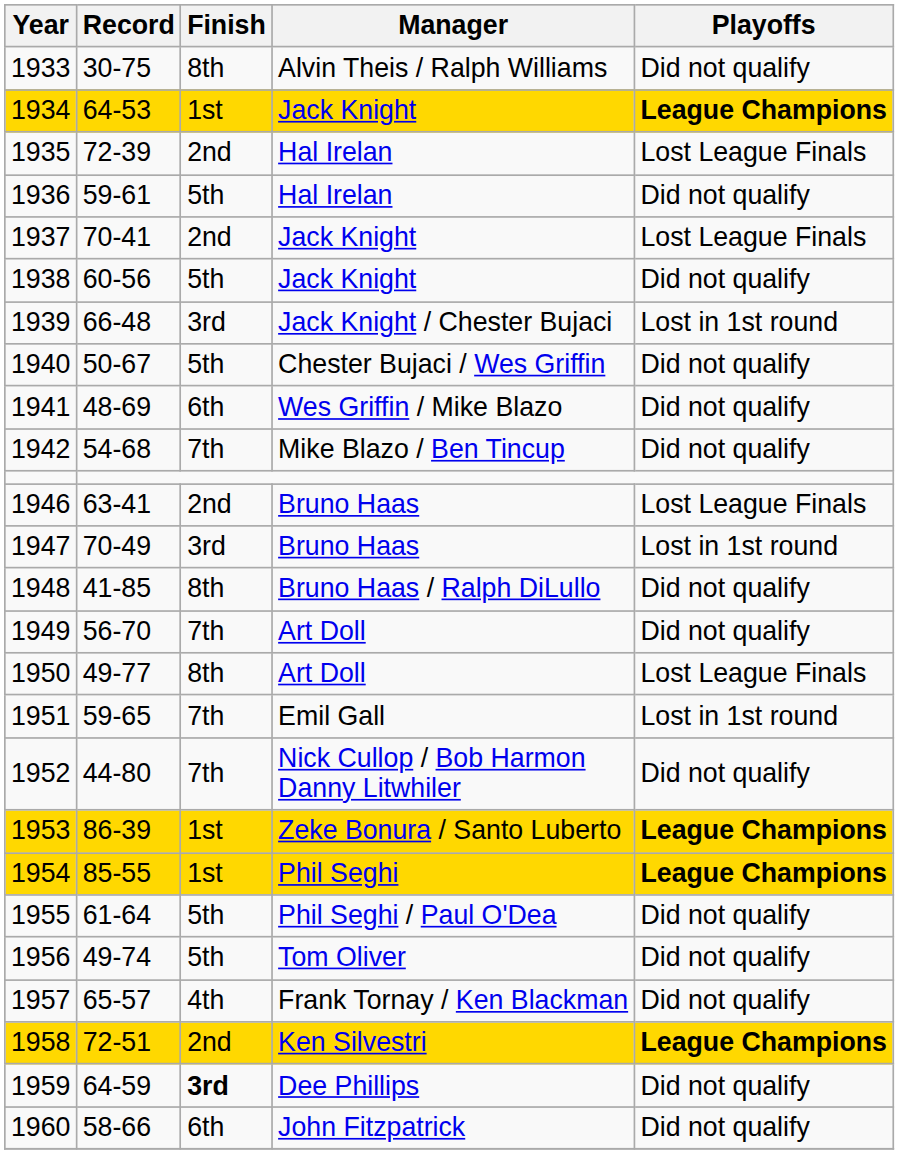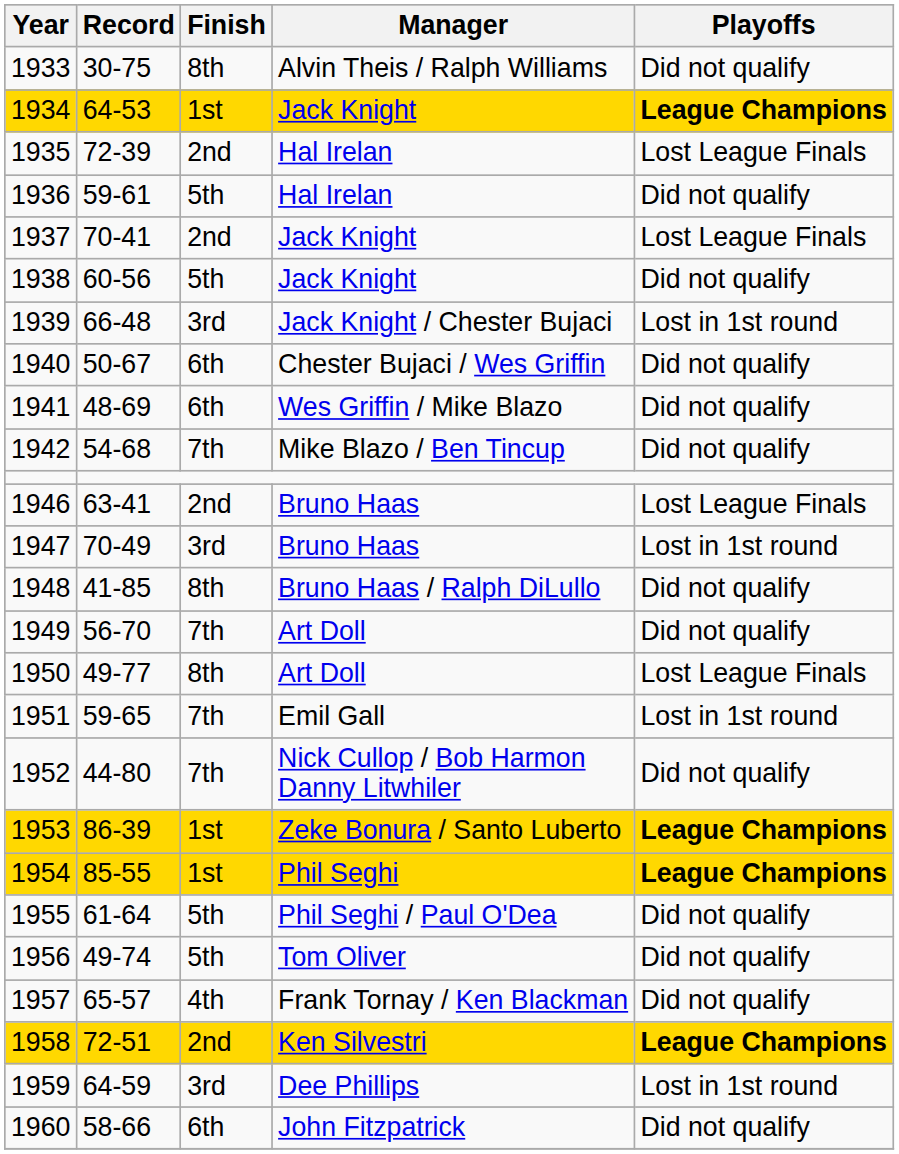(206, 364) 5th -> (206, 364) 6th
(208, 1085) bold -> (206, 1085) normal
(725, 1085) Did not qualify -> (739, 1085) Lost in 1st round
